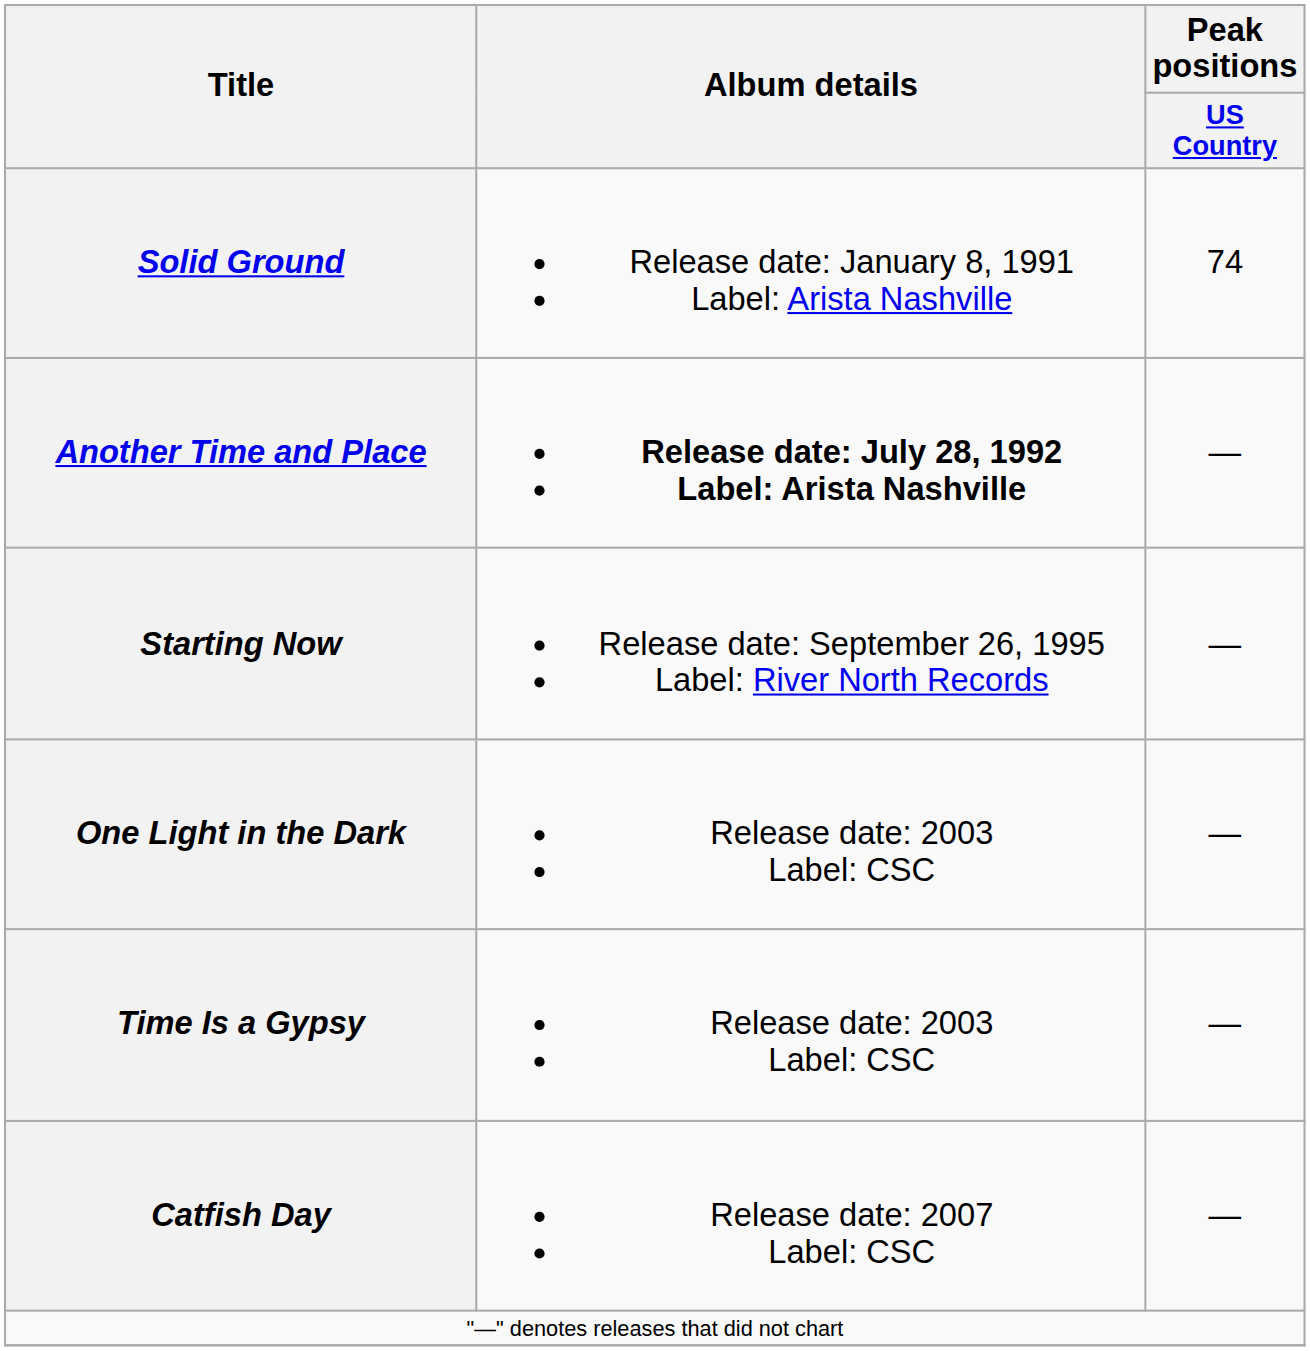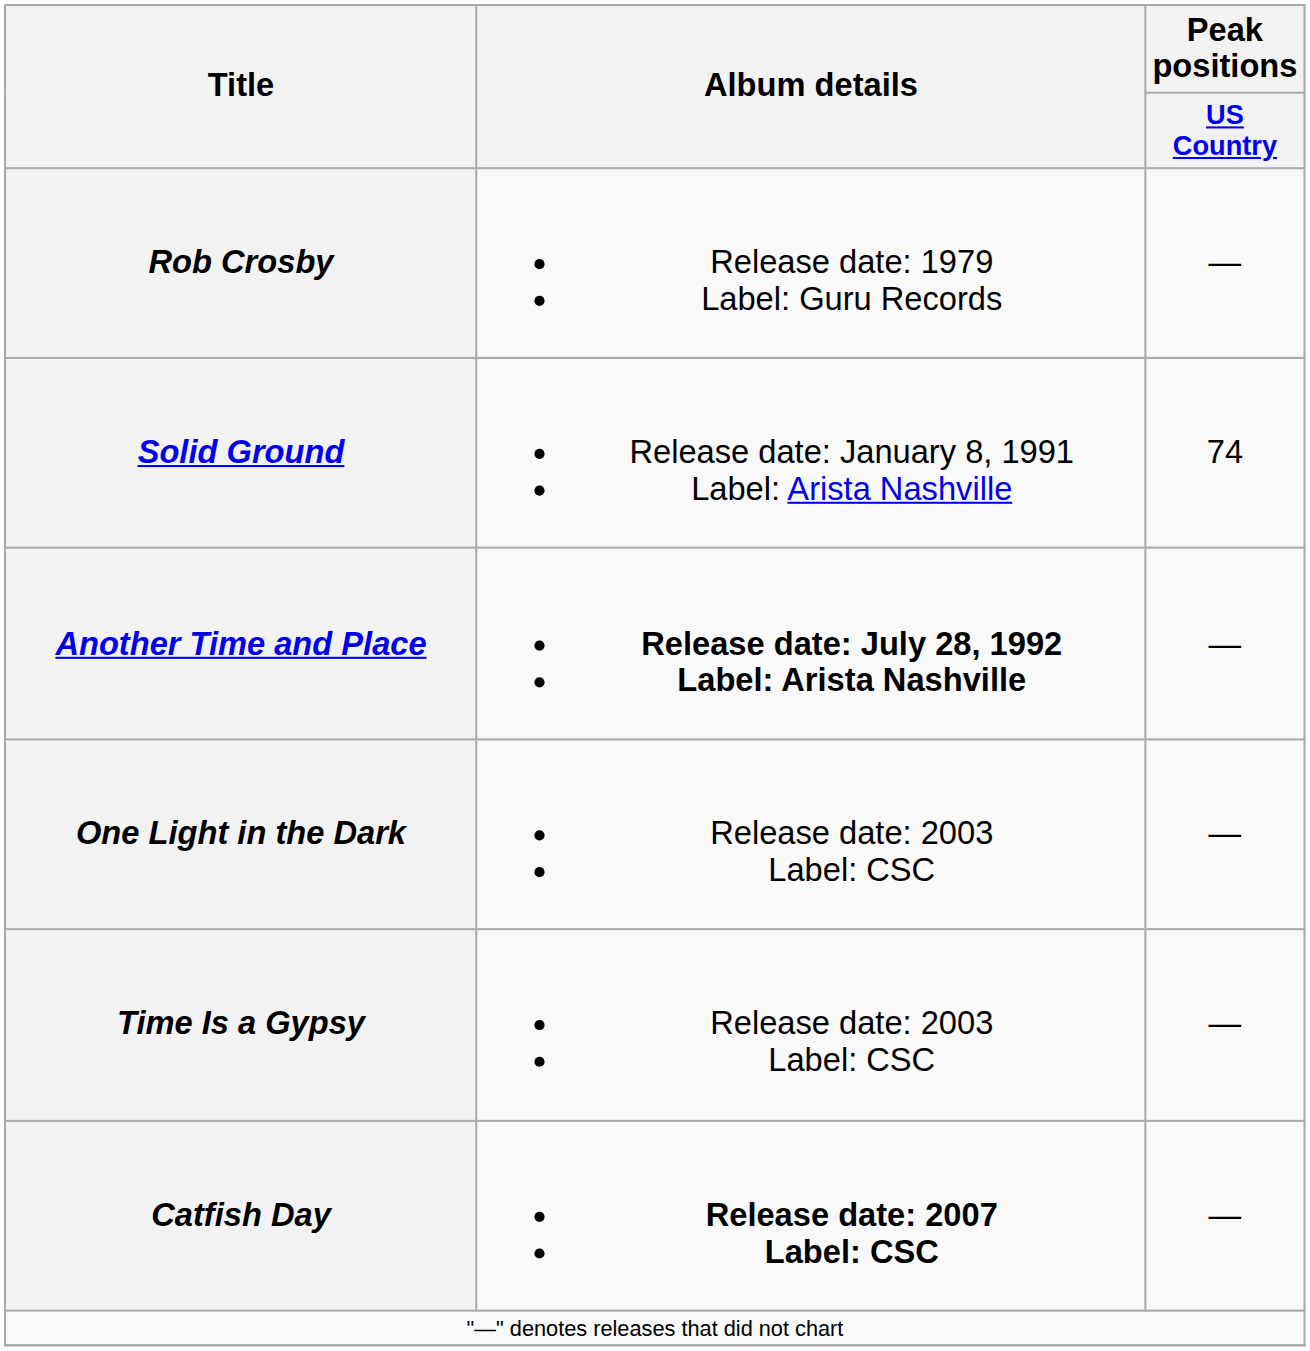+ row: (241, 262)
- row: (241, 643)
(811, 1234) normal -> (811, 1234) bold
